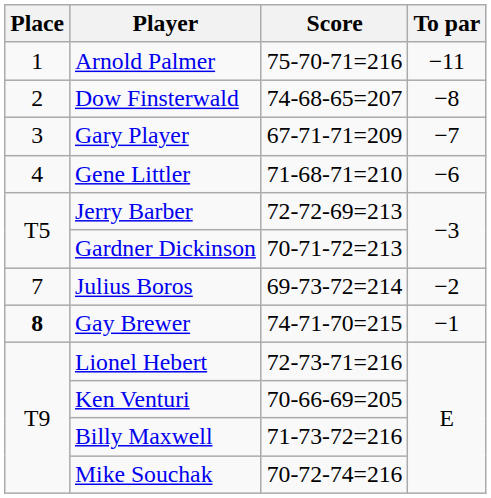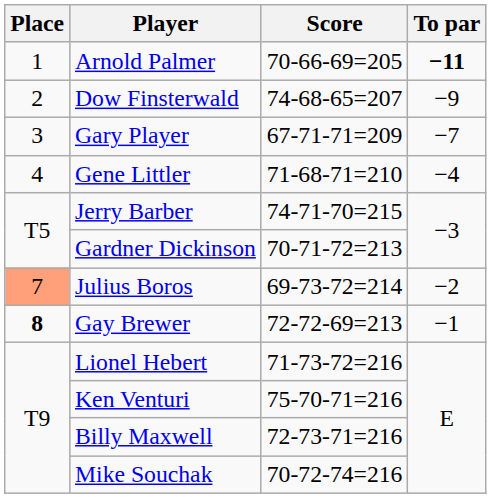(335, 60) 75-70-71=216 -> (335, 60) 70-66-69=205
(447, 60) normal -> (447, 60) bold
(447, 98) −8 -> (447, 98) −9
(447, 173) −6 -> (447, 173) −4
(335, 211) 72-72-69=213 -> (335, 211) 74-71-70=215
(37, 286) no background -> (37, 286) lightsalmon background
(335, 323) 74-71-70=215 -> (335, 323) 72-72-69=213
(335, 361) 72-73-71=216 -> (335, 361) 71-73-72=216
(335, 398) 70-66-69=205 -> (335, 398) 75-70-71=216
(335, 436) 71-73-72=216 -> (335, 436) 72-73-71=216
